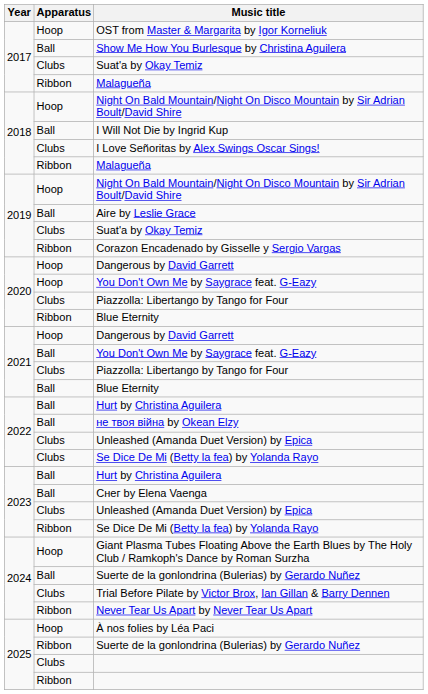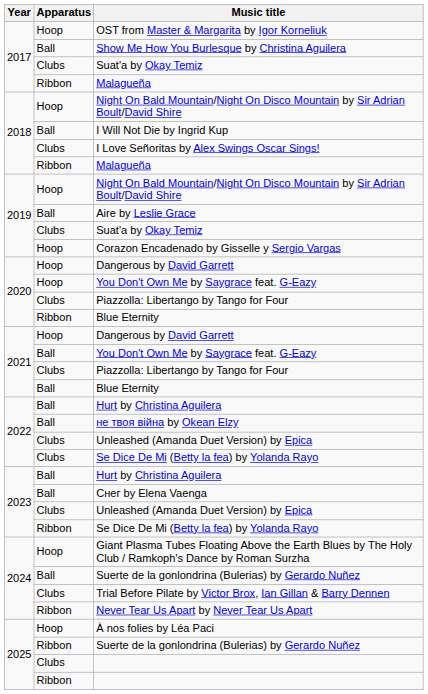(54, 248) Ribbon -> (50, 248) Hoop
